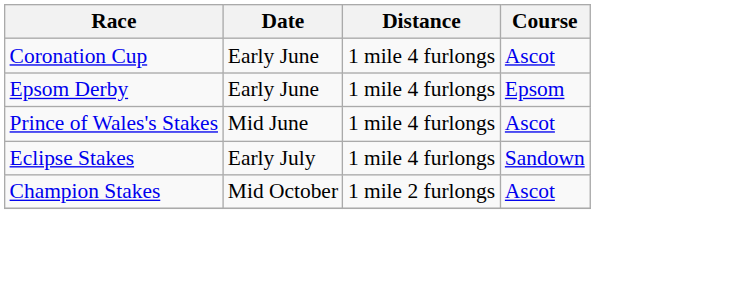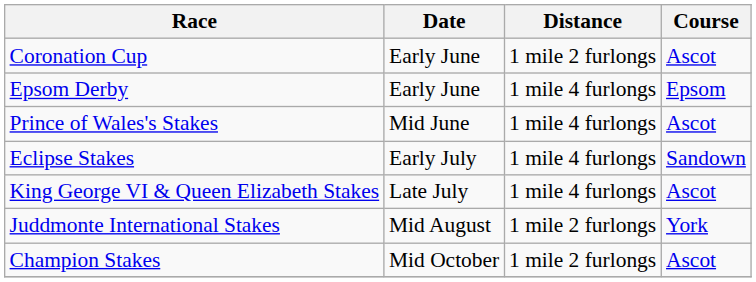(421, 55) 1 mile 4 furlongs -> (583, 55) 1 mile 2 furlongs
+ row: (194, 191)
+ row: (145, 225)
